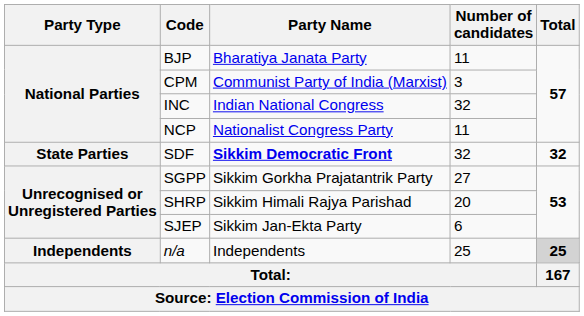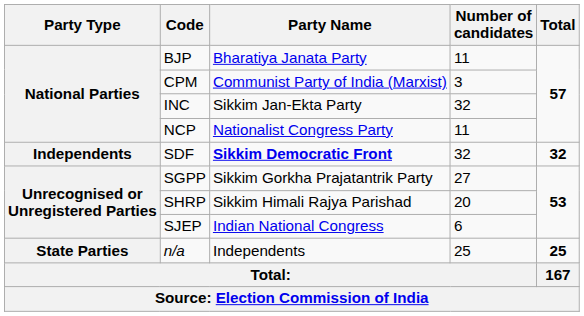(298, 105) Indian National Congress -> (287, 105) Sikkim Jan-Ekta Party
(82, 154) State Parties -> (82, 154) Independents
(287, 226) Sikkim Jan-Ekta Party -> (298, 226) Indian National Congress
(82, 250) Independents -> (82, 250) State Parties
(558, 250) lightgrey background -> (558, 250) no background
